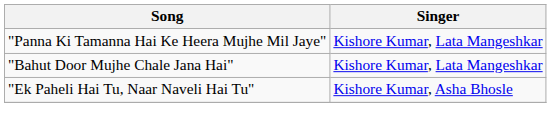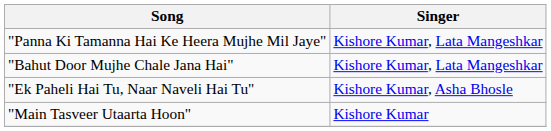+ row: (100, 114)
